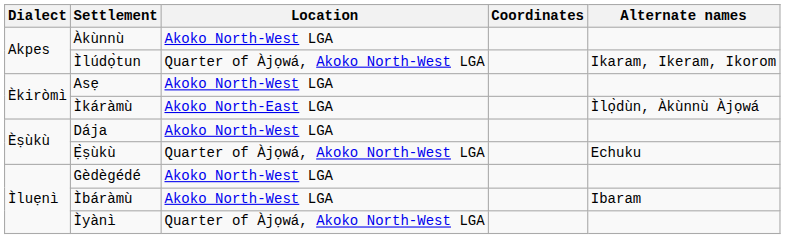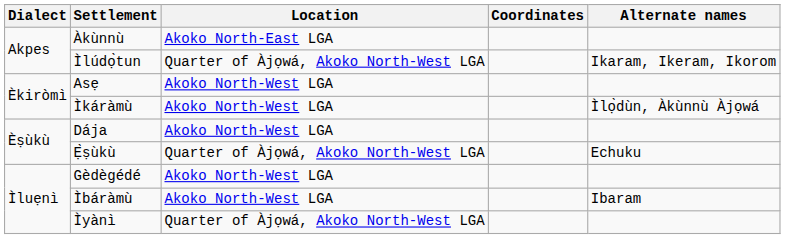(249, 39) Akoko North-West LGA -> (249, 39) Akoko North-East LGA
(249, 108) Akoko North-East LGA -> (249, 108) Akoko North-West LGA
